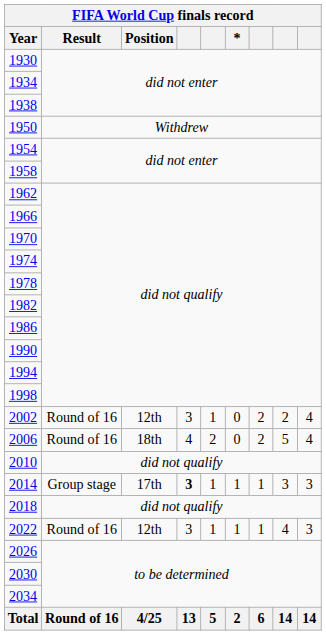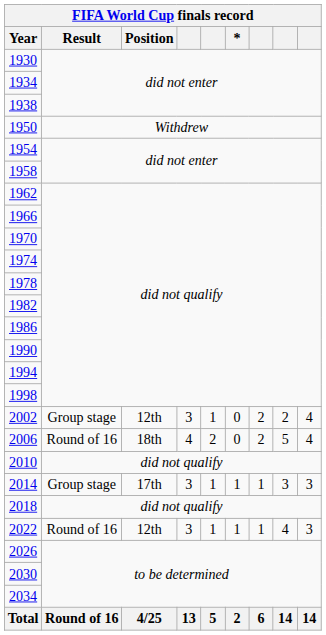(82, 417) Round of 16 -> (82, 417) Group stage
(189, 484) bold -> (189, 484) normal
